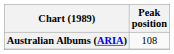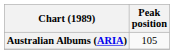(149, 40) 108 -> (149, 40) 105
